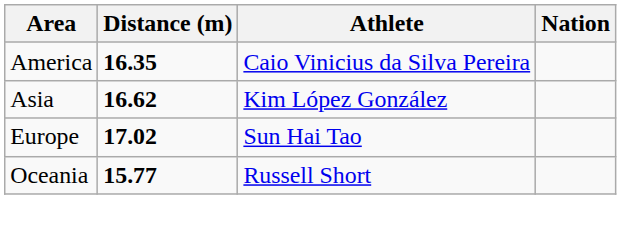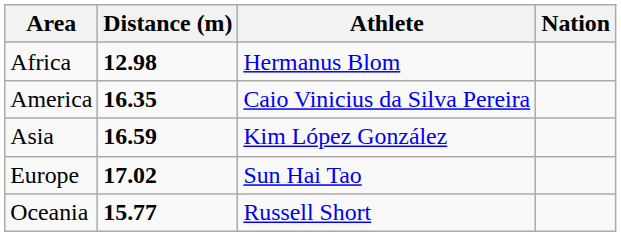+ row: (41, 61)
(130, 99) 16.62 -> (130, 136) 16.59
